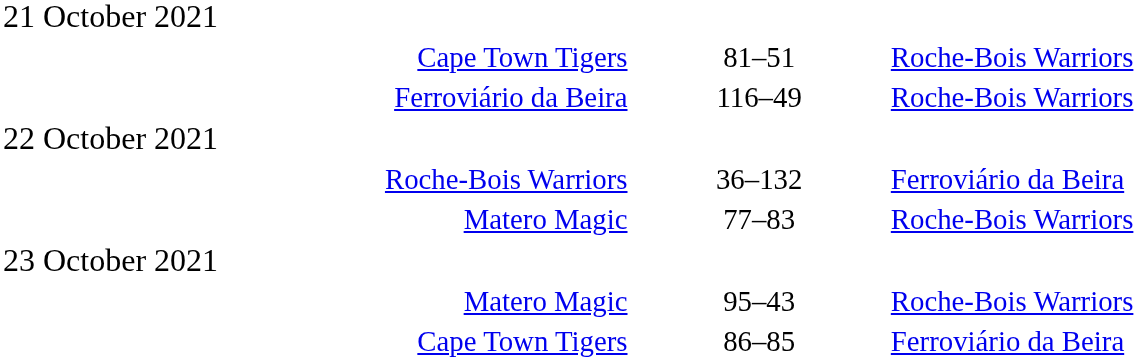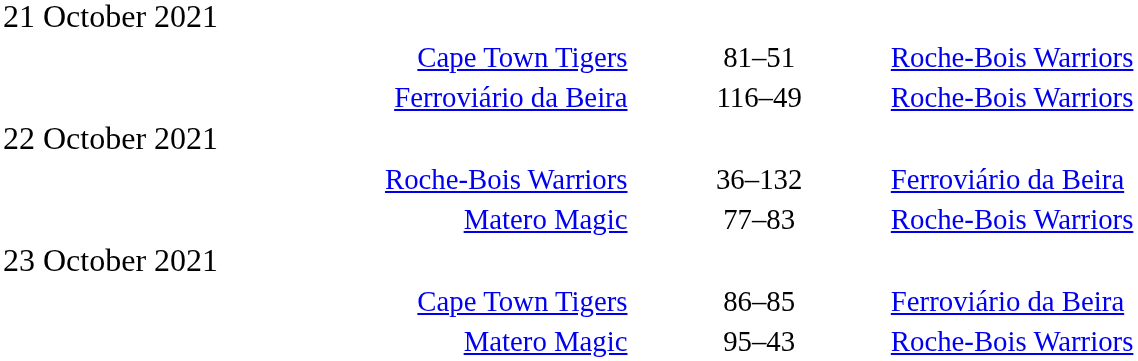rows swapped: (546, 301) <-> (522, 341)
